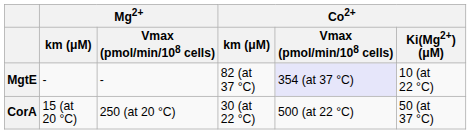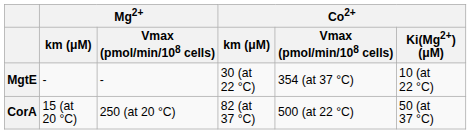(238, 79) 82 (at 37 °C) -> (238, 79) 30 (at 22 °C)
(316, 79) lavender background -> (316, 79) no background
(238, 112) 30 (at 22 °C) -> (238, 112) 82 (at 37 °C)
